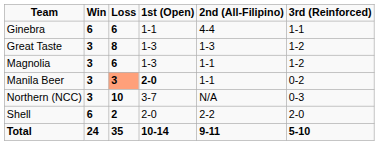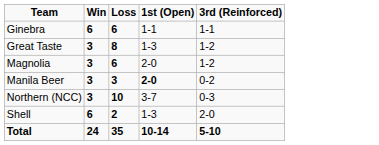- column: (241, 13)
(149, 64) 1-3 -> (149, 64) 2-0
(114, 81) lightsalmon background -> (114, 81) no background
(149, 115) 2-0 -> (149, 115) 1-3
